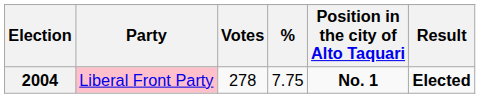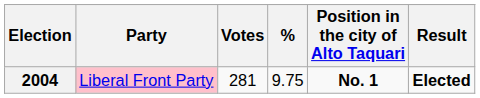(243, 80) 278 -> (243, 80) 281
(288, 80) 7.75 -> (288, 80) 9.75
